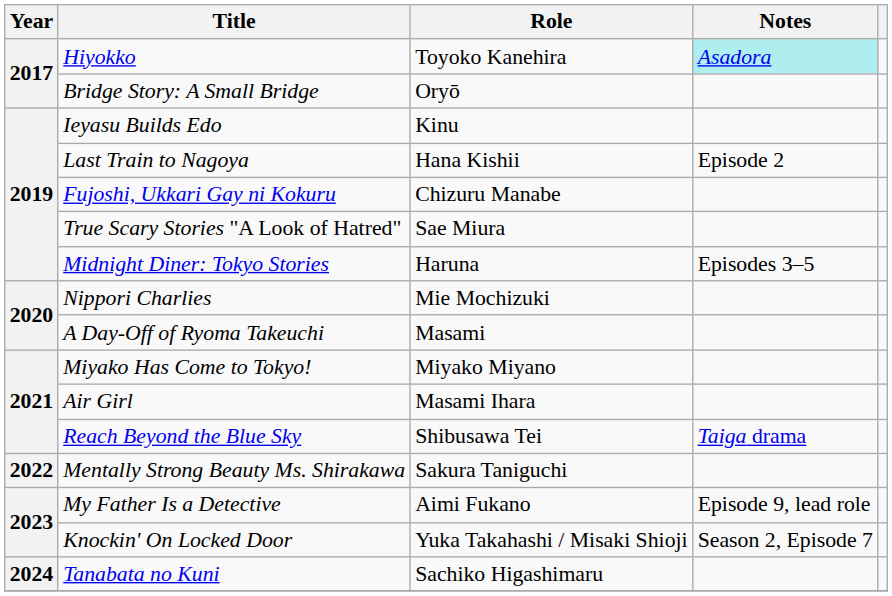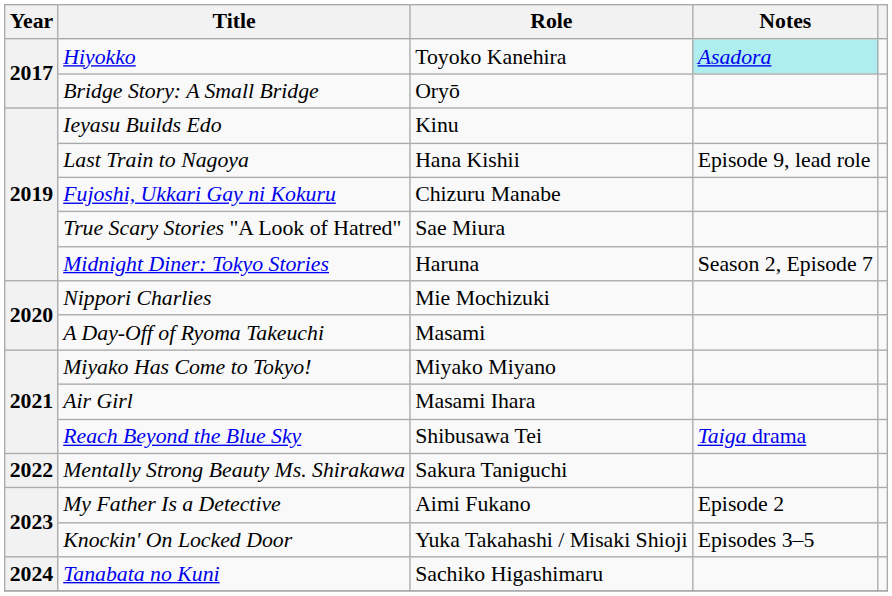(741, 159) Episode 2 -> (784, 159) Episode 9, lead role
(756, 263) Episodes 3–5 -> (785, 263) Season 2, Episode 7
(784, 504) Episode 9, lead role -> (741, 504) Episode 2
(785, 539) Season 2, Episode 7 -> (756, 539) Episodes 3–5
